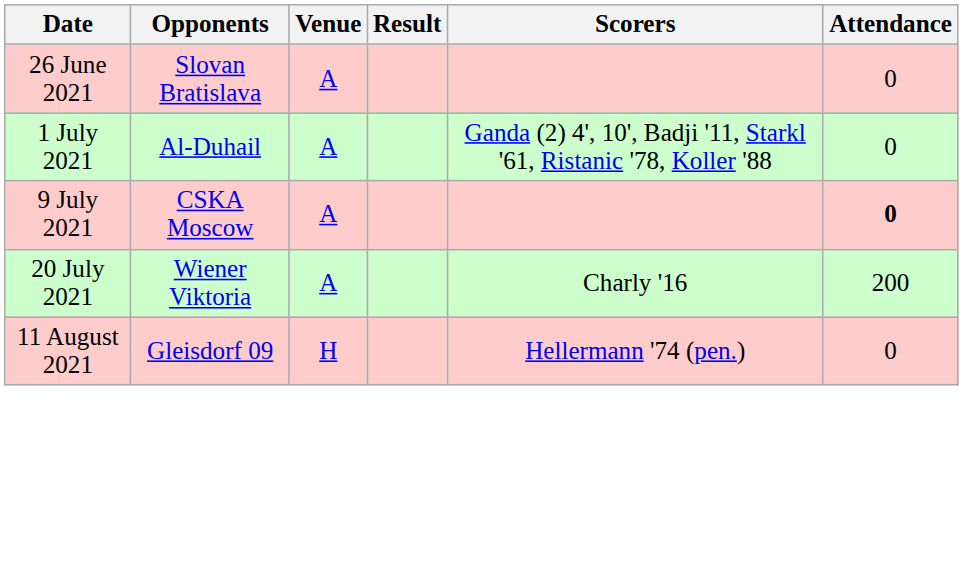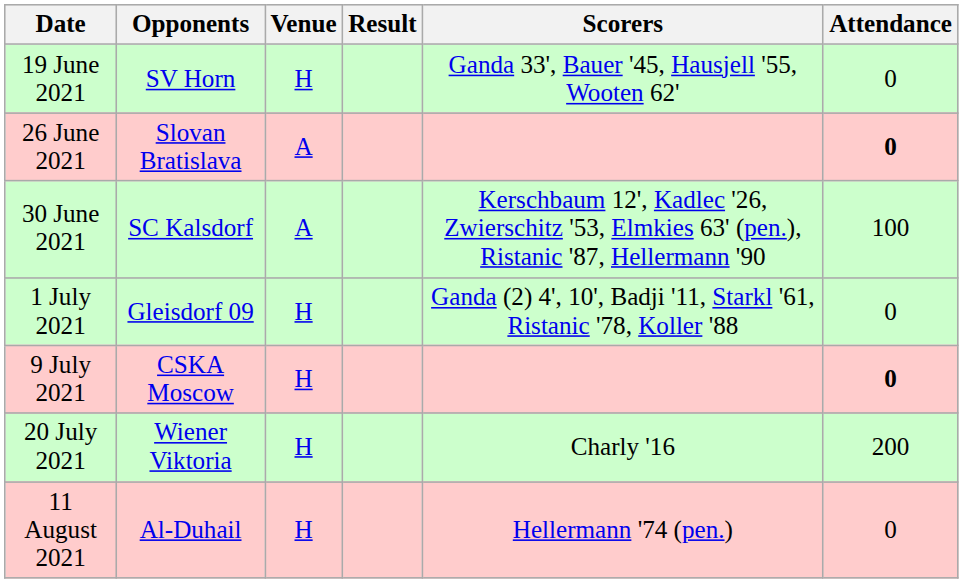+ row: (61, 78)
(891, 78) normal -> (891, 146) bold
+ row: (61, 228)
(210, 146) Al-Duhail -> (191, 310) Gleisdorf 09
(328, 146) A -> (304, 310) H
(328, 214) A -> (304, 379) H
(328, 282) A -> (304, 447) H
(210, 350) Gleisdorf 09 -> (191, 529) Al-Duhail
